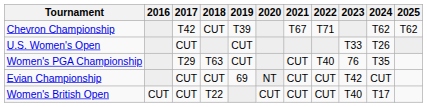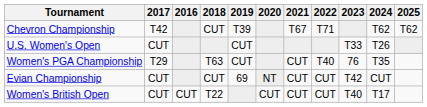columns swapped: (159, 13) <-> (186, 13)
